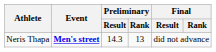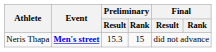(115, 40) 14.3 -> (115, 40) 15.3
(140, 40) 13 -> (140, 40) 15
